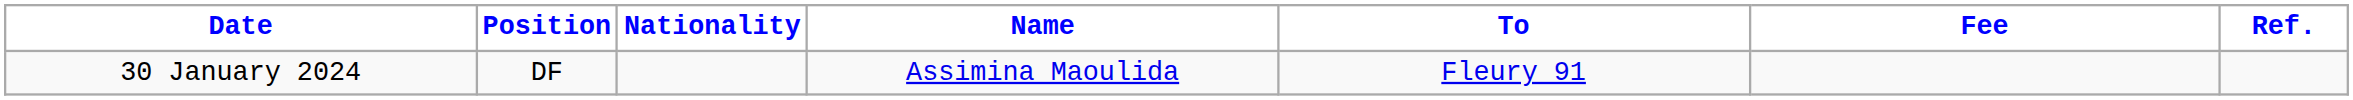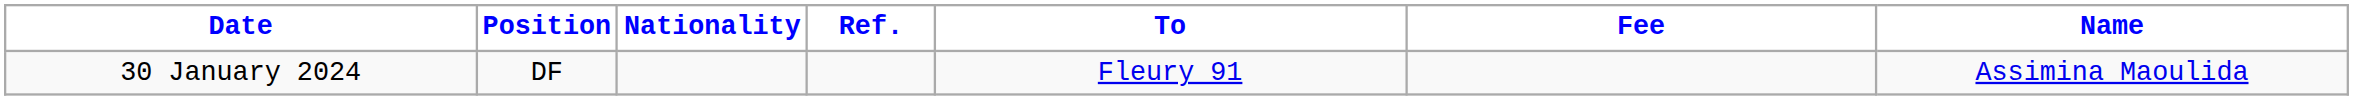columns swapped: (1043, 27) <-> (2284, 27)
